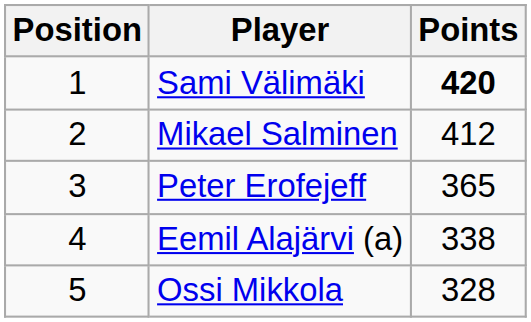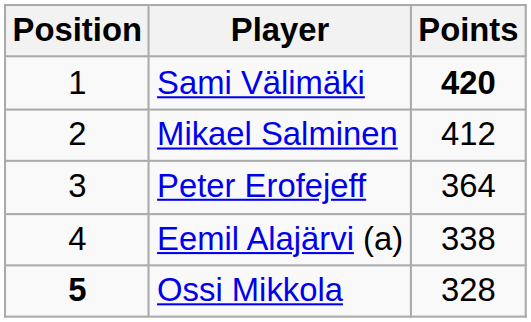(468, 186) 365 -> (468, 186) 364
(77, 290) normal -> (77, 290) bold
